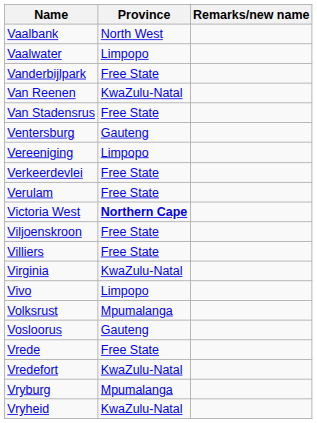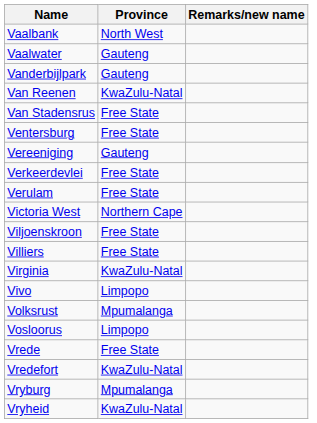(125, 54) Limpopo -> (125, 54) Gauteng
(130, 74) Free State -> (125, 74) Gauteng
(125, 133) Gauteng -> (130, 133) Free State
(125, 153) Limpopo -> (125, 153) Gauteng
(144, 212) bold -> (142, 212) normal
(125, 330) Gauteng -> (125, 330) Limpopo
